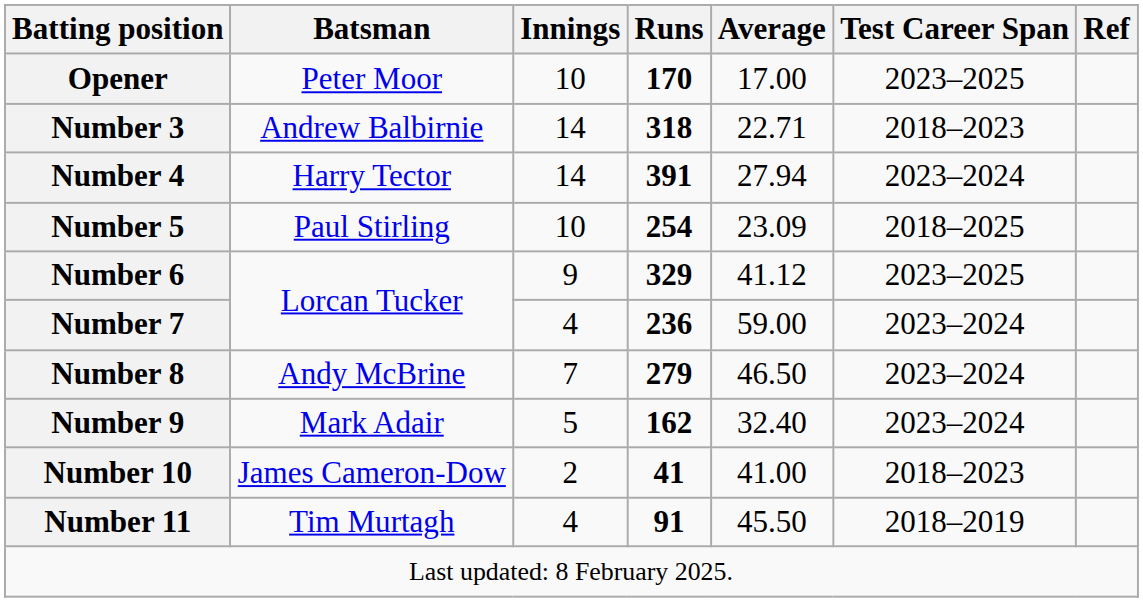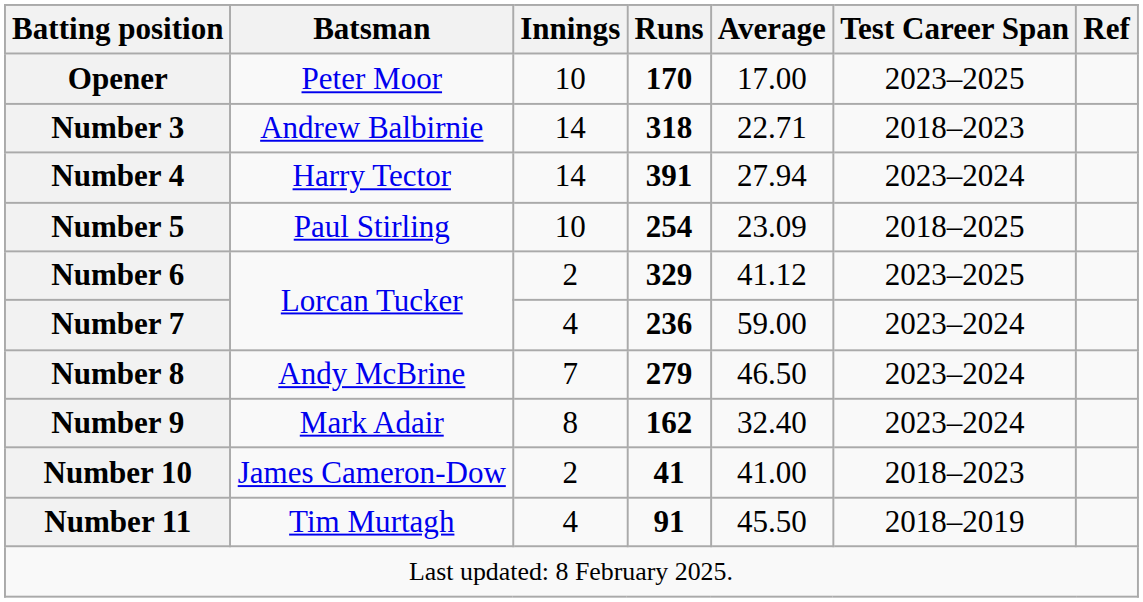(570, 275) 9 -> (570, 275) 2
(570, 422) 5 -> (570, 422) 8
